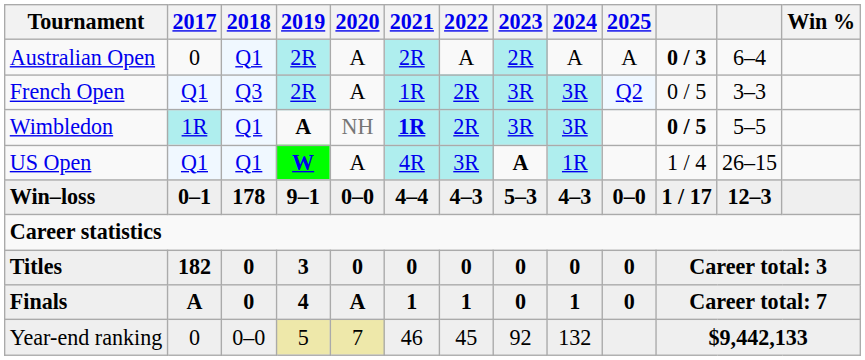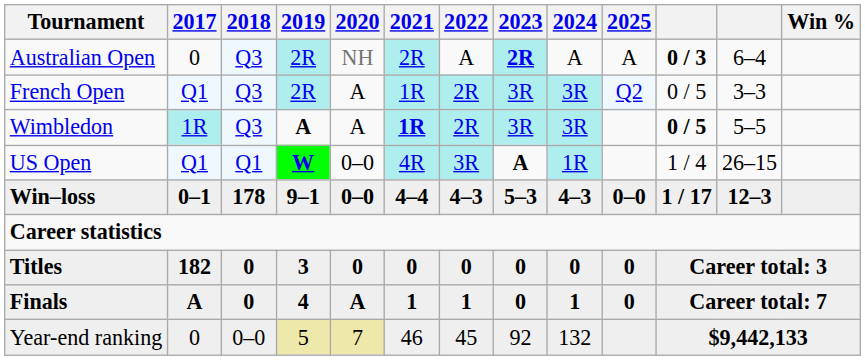(249, 57) Q1 -> (249, 57) Q3
(357, 57) A -> (357, 57) NH
(520, 57) normal -> (521, 57) bold
(249, 127) Q1 -> (249, 127) Q3
(357, 127) NH -> (357, 127) A
(357, 162) A -> (357, 162) 0–0
